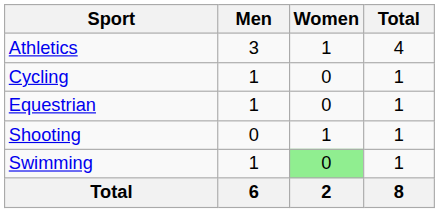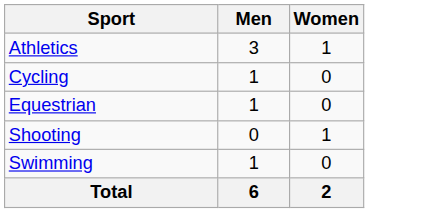- column: (399, 18)
(326, 163) lightgreen background -> (326, 163) no background
